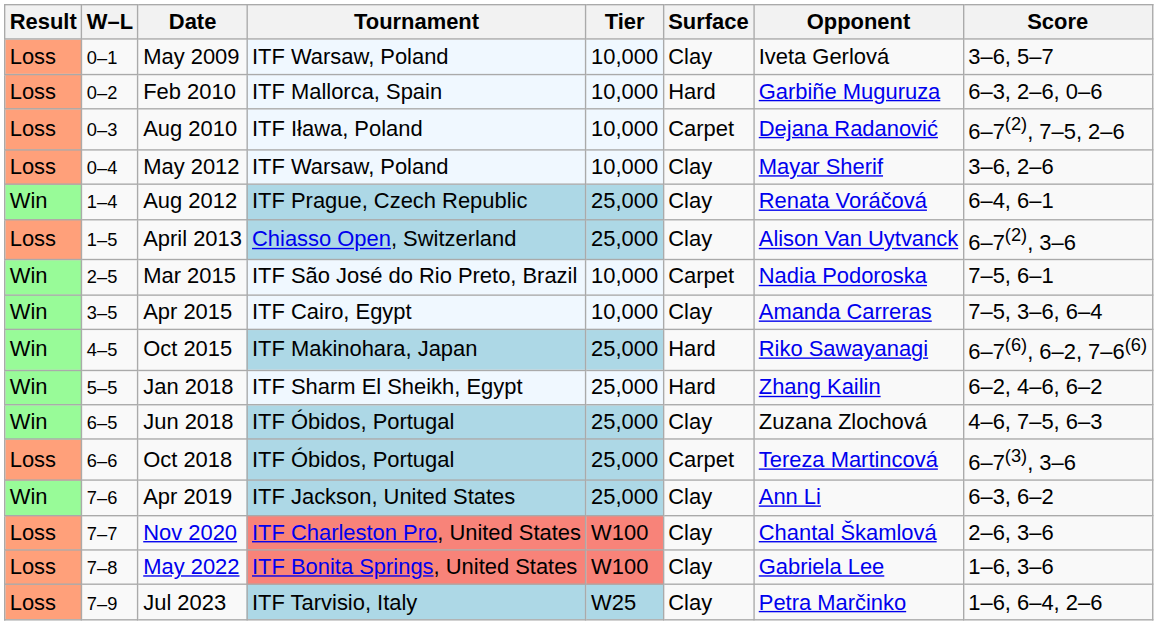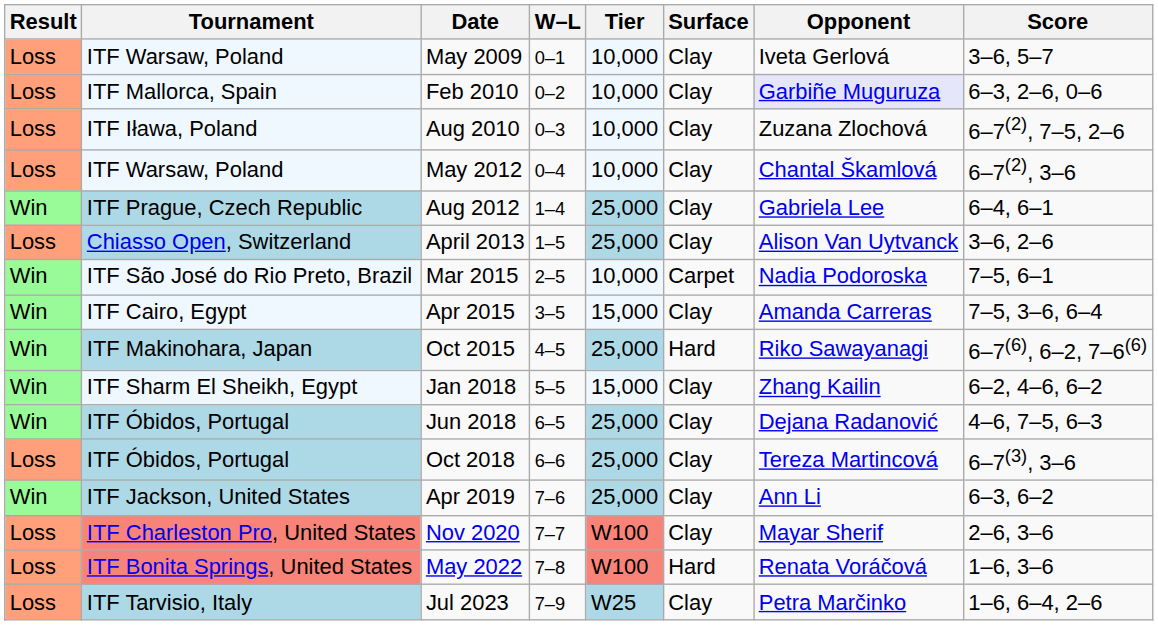columns swapped: (110, 21) <-> (417, 21)
(692, 91) Hard -> (690, 91) Clay
(850, 91) no background -> (850, 91) lavender background
(701, 129) Carpet -> (690, 129) Clay
(848, 129) Dejana Radanović -> (843, 129) Zuzana Zlochová
(821, 166) Mayar Sherif -> (848, 169) Chantal Škamlová
(1011, 166) 3–6, 2–6 -> (1022, 169) 6–7(2), 3–6
(843, 201) Renata Voráčová -> (822, 207) Gabriela Lee
(1022, 239) 6–7(2), 3–6 -> (1011, 242) 3–6, 2–6
(625, 311) 10,000 -> (625, 311) 15,000
(625, 387) 25,000 -> (625, 387) 15,000
(692, 387) Hard -> (690, 387) Clay
(843, 422) Zuzana Zlochová -> (848, 422) Dejana Radanović
(701, 459) Carpet -> (690, 459) Clay
(848, 532) Chantal Škamlová -> (821, 532) Mayar Sherif
(690, 567) Clay -> (692, 567) Hard
(822, 567) Gabriela Lee -> (843, 567) Renata Voráčová
